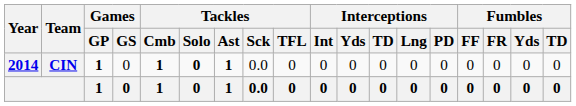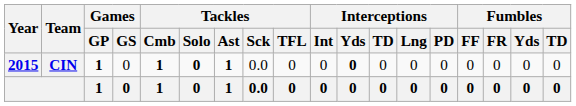(23, 64) 2014 -> (23, 64) 2015
(353, 64) normal -> (353, 64) bold
